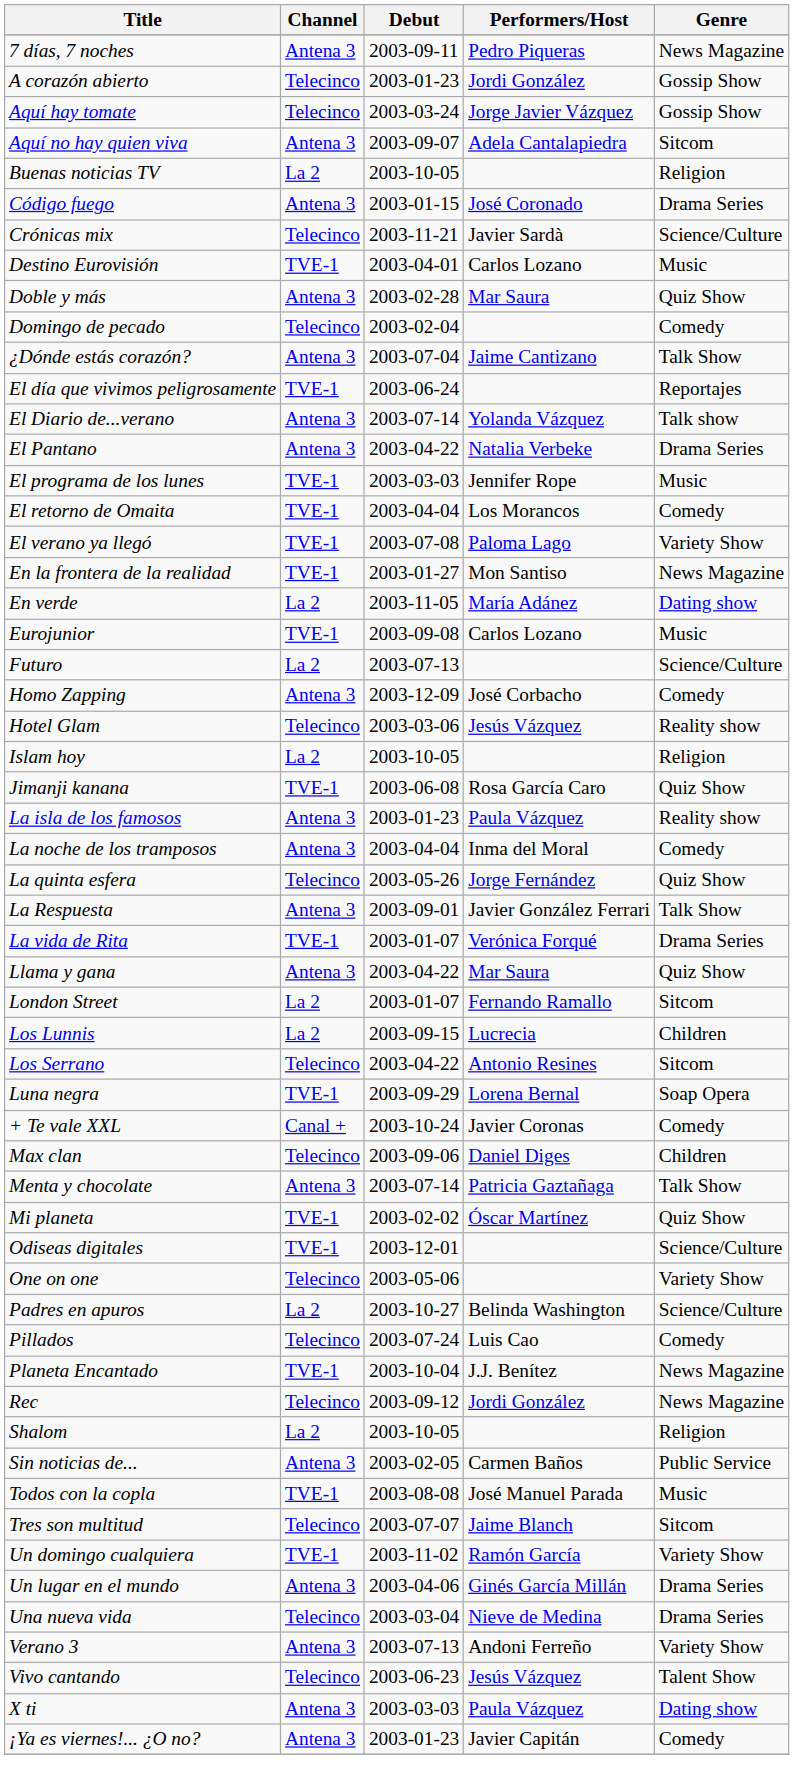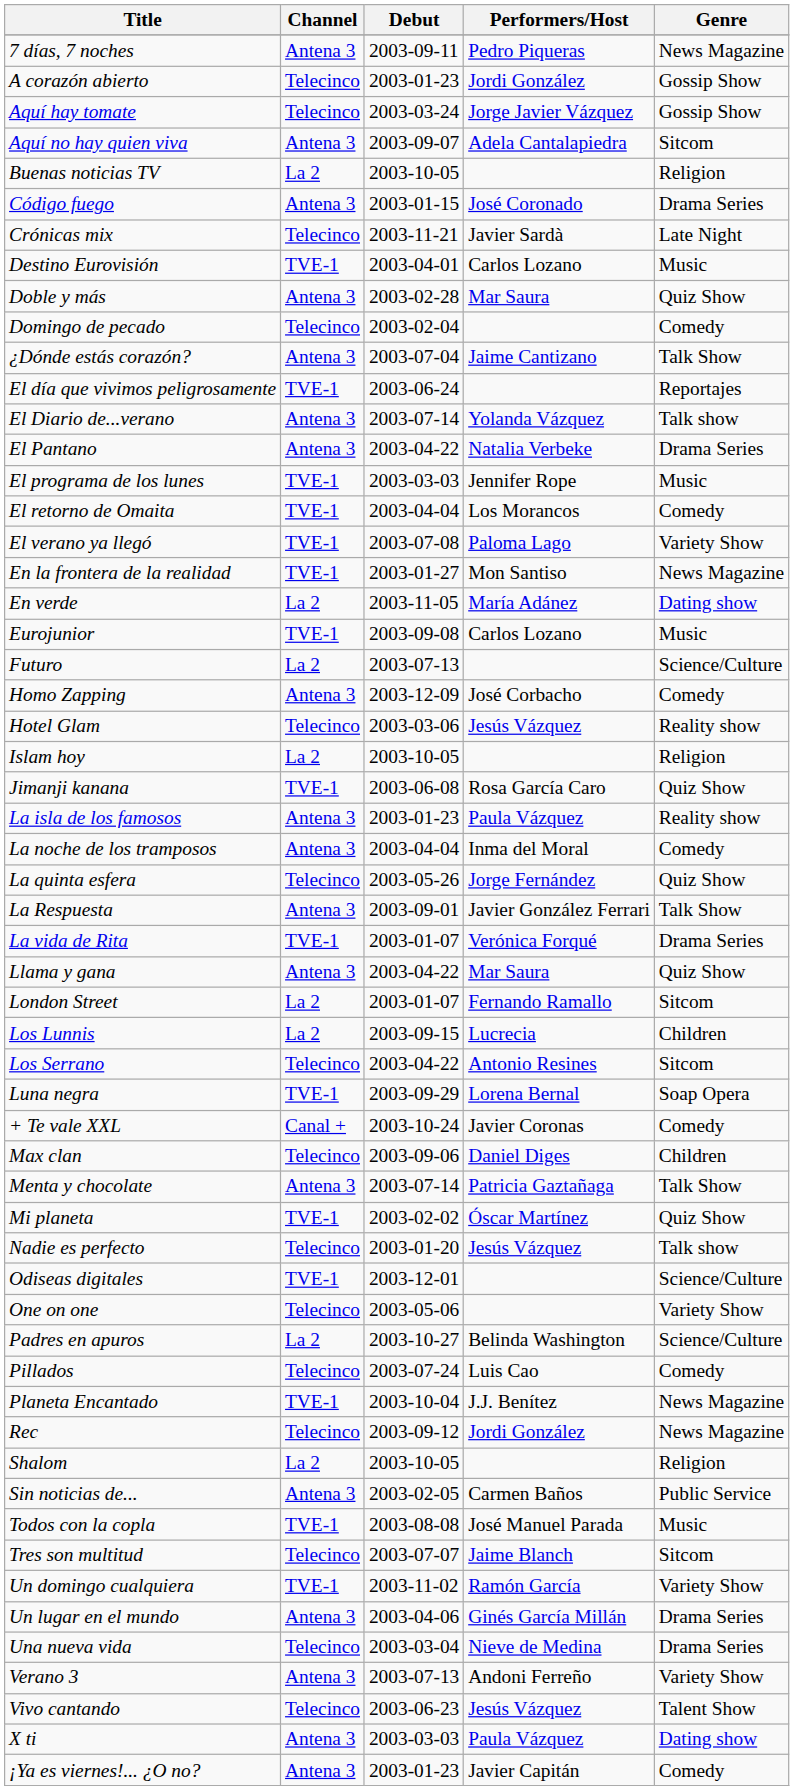(721, 234) Science/Culture -> (700, 234) Late Night
+ row: (77, 1248)
